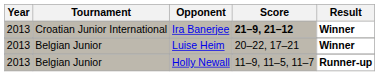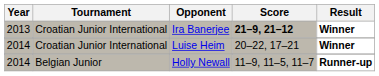(19, 46) 2013 -> (19, 46) 2014
(68, 46) Belgian Junior -> (101, 46) Croatian Junior International
(19, 63) 2013 -> (19, 63) 2014
